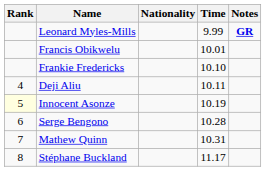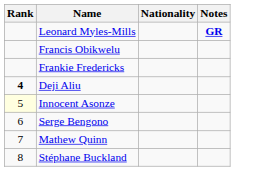- column: (213, 13)
(20, 85) normal -> (20, 85) bold
